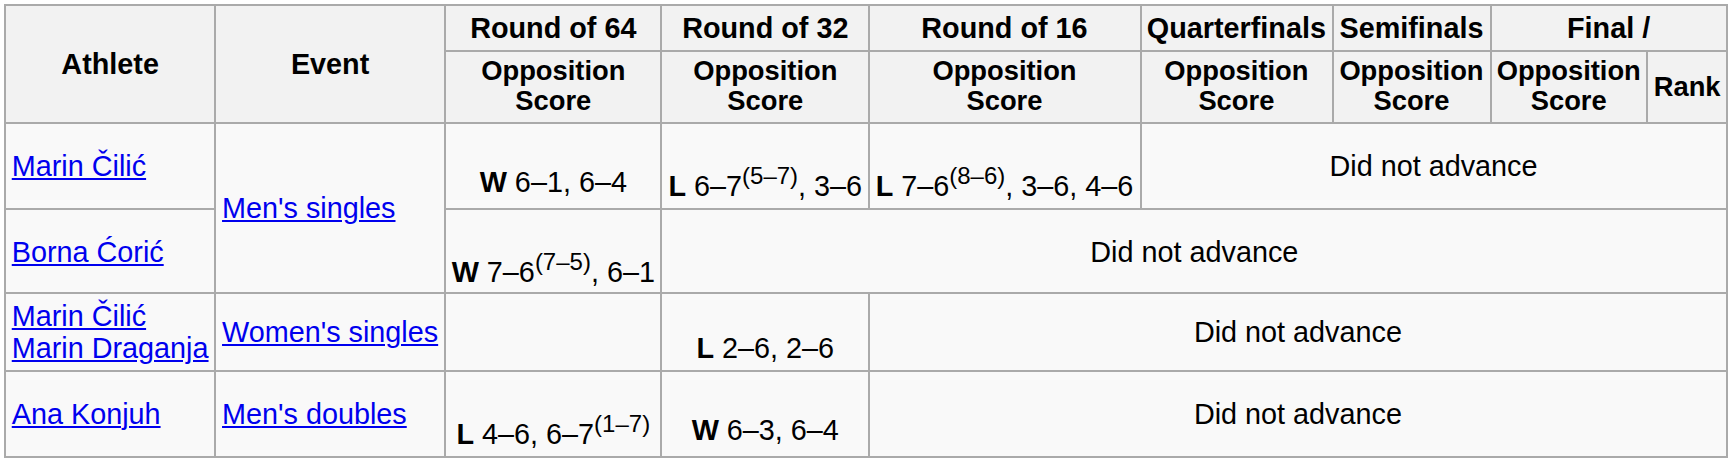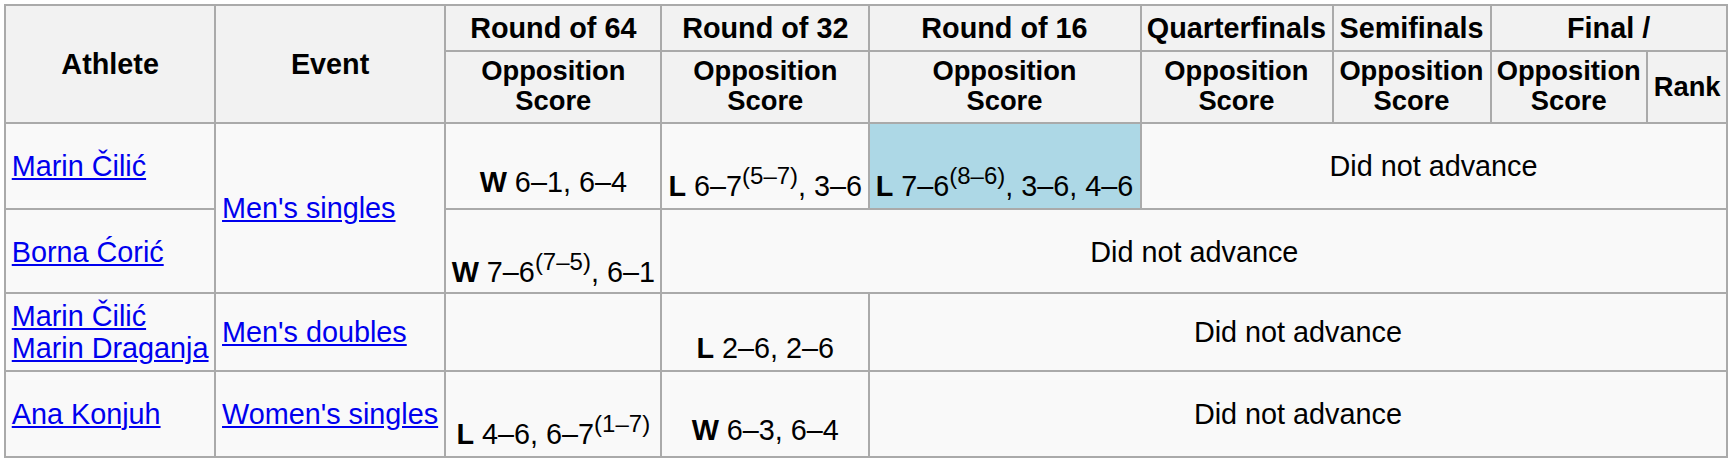(1004, 182) no background -> (1004, 182) lightblue background
(330, 333) Women's singles -> (314, 333) Men's doubles
(314, 414) Men's doubles -> (330, 414) Women's singles
